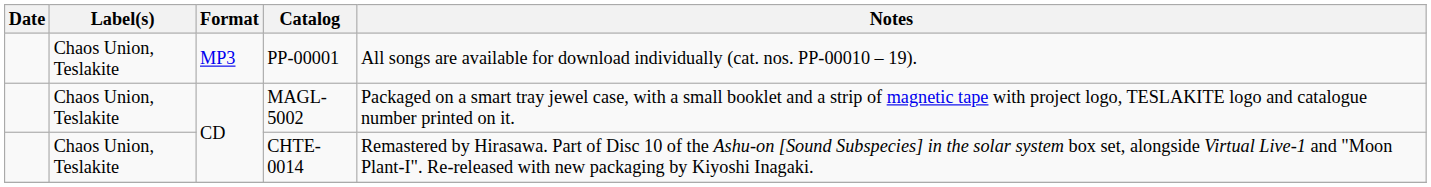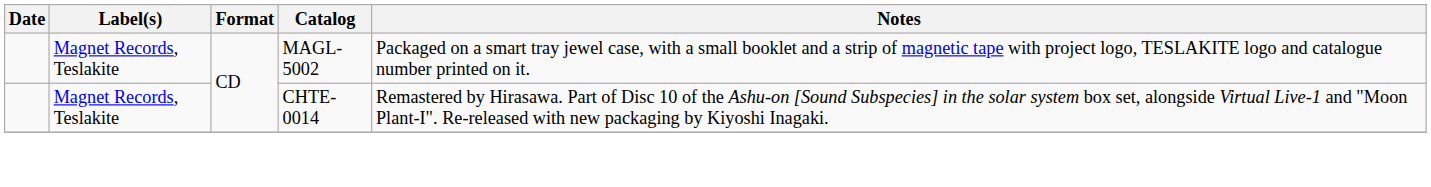- row: (303, 58)
(104, 107) Chaos Union, Teslakite -> (116, 58) Magnet Records, Teslakite
(104, 157) Chaos Union, Teslakite -> (116, 107) Magnet Records, Teslakite
